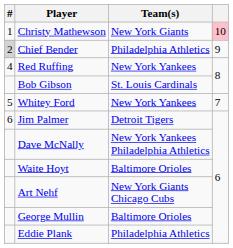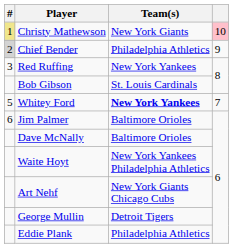(10, 31) no background -> (10, 31) khaki background
(10, 66) 4 -> (10, 66) 3
(154, 102) normal -> (155, 102) bold
(142, 120) Detroit Tigers -> (151, 120) Baltimore Orioles
(160, 144) New York Yankees Philadelphia Athletics -> (151, 137) Baltimore Orioles
(151, 168) Baltimore Orioles -> (160, 161) New York Yankees Philadelphia Athletics
(151, 216) Baltimore Orioles -> (142, 216) Detroit Tigers
